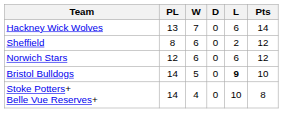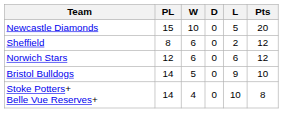+ row: (52, 27)
- row: (55, 27)
(236, 74) bold -> (235, 74) normal
